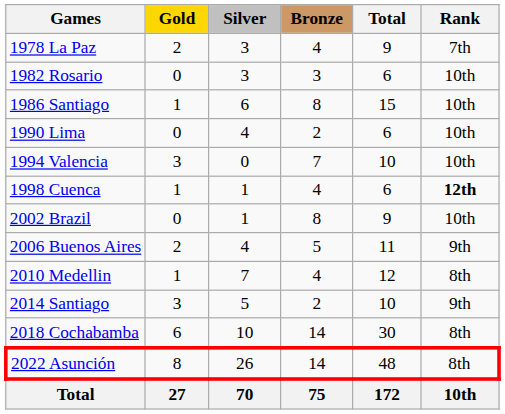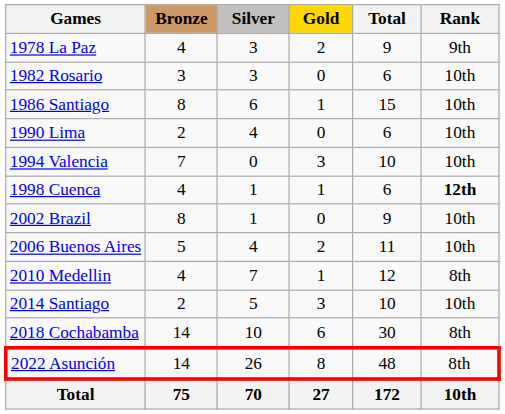columns swapped: (177, 19) <-> (317, 19)
(460, 47) 7th -> (460, 47) 9th
(460, 247) 9th -> (460, 247) 10th
(460, 304) 9th -> (460, 304) 10th
